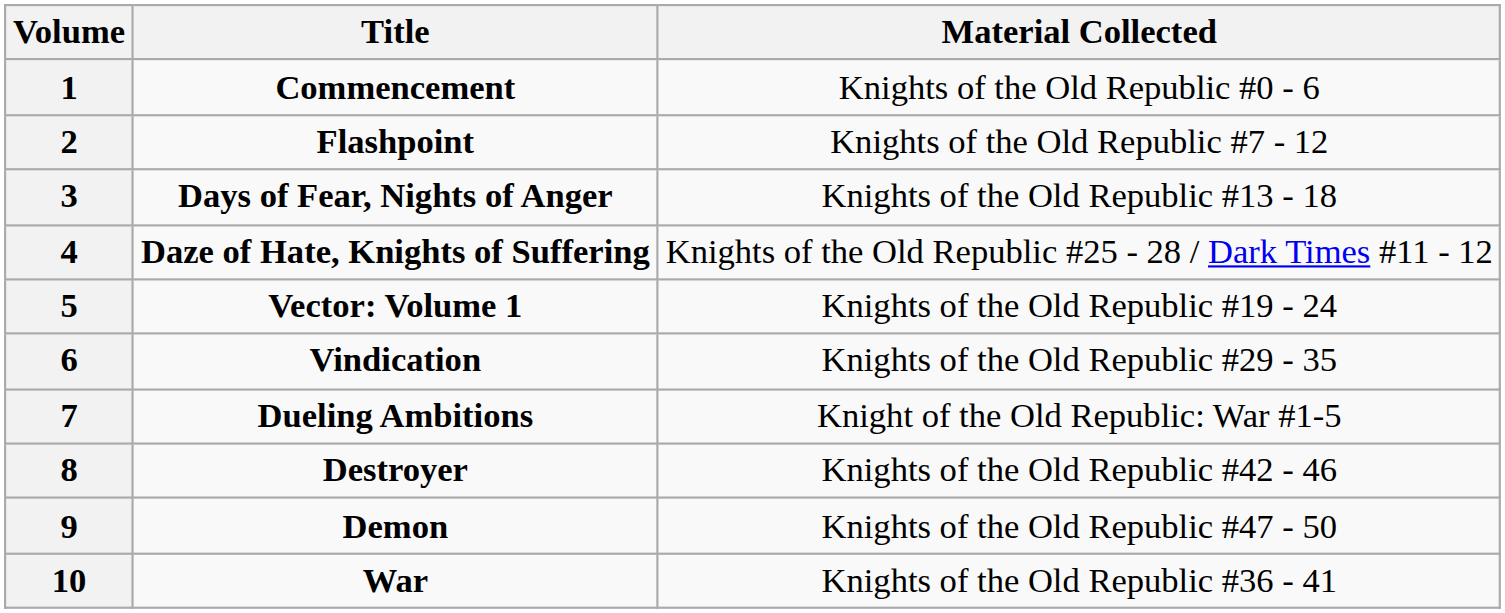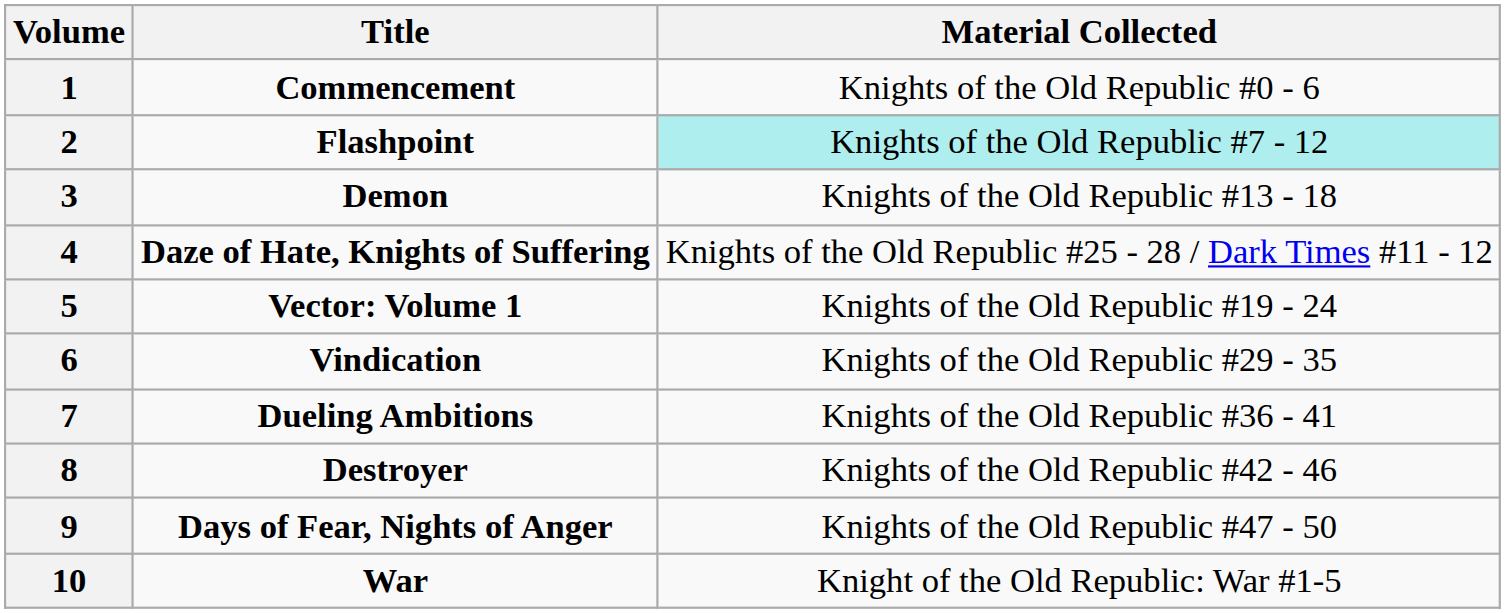(1079, 141) no background -> (1079, 141) paleturquoise background
(395, 196) Days of Fear, Nights of Anger -> (395, 196) Demon
(1079, 415) Knight of the Old Republic: War #1-5 -> (1079, 415) Knights of the Old Republic #36 - 41
(395, 525) Demon -> (395, 525) Days of Fear, Nights of Anger
(1079, 580) Knights of the Old Republic #36 - 41 -> (1079, 580) Knight of the Old Republic: War #1-5
